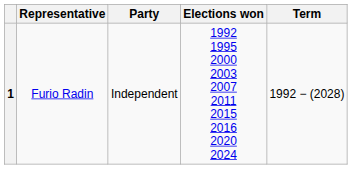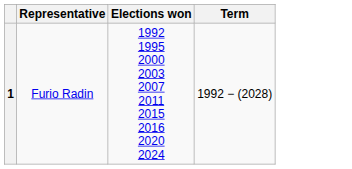- column: (144, 14)
